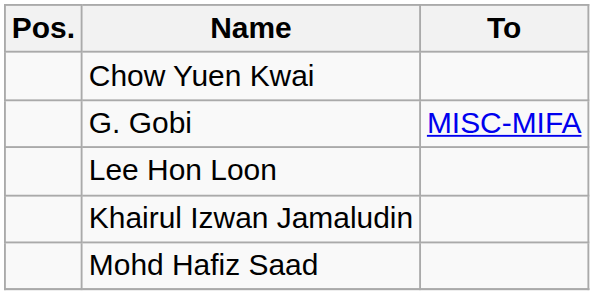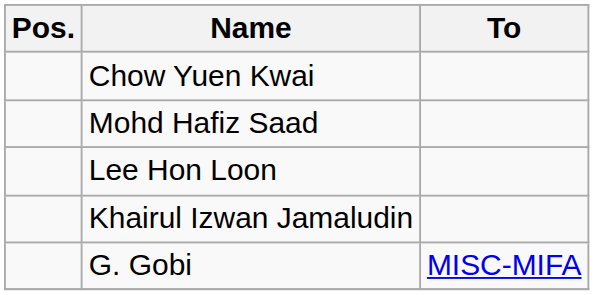rows swapped: (140, 123) <-> (204, 265)
